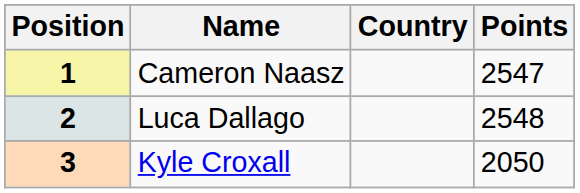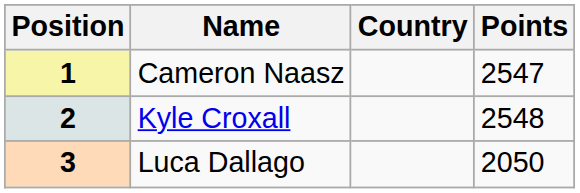(221, 118) Luca Dallago -> (214, 118) Kyle Croxall
(214, 163) Kyle Croxall -> (221, 163) Luca Dallago
